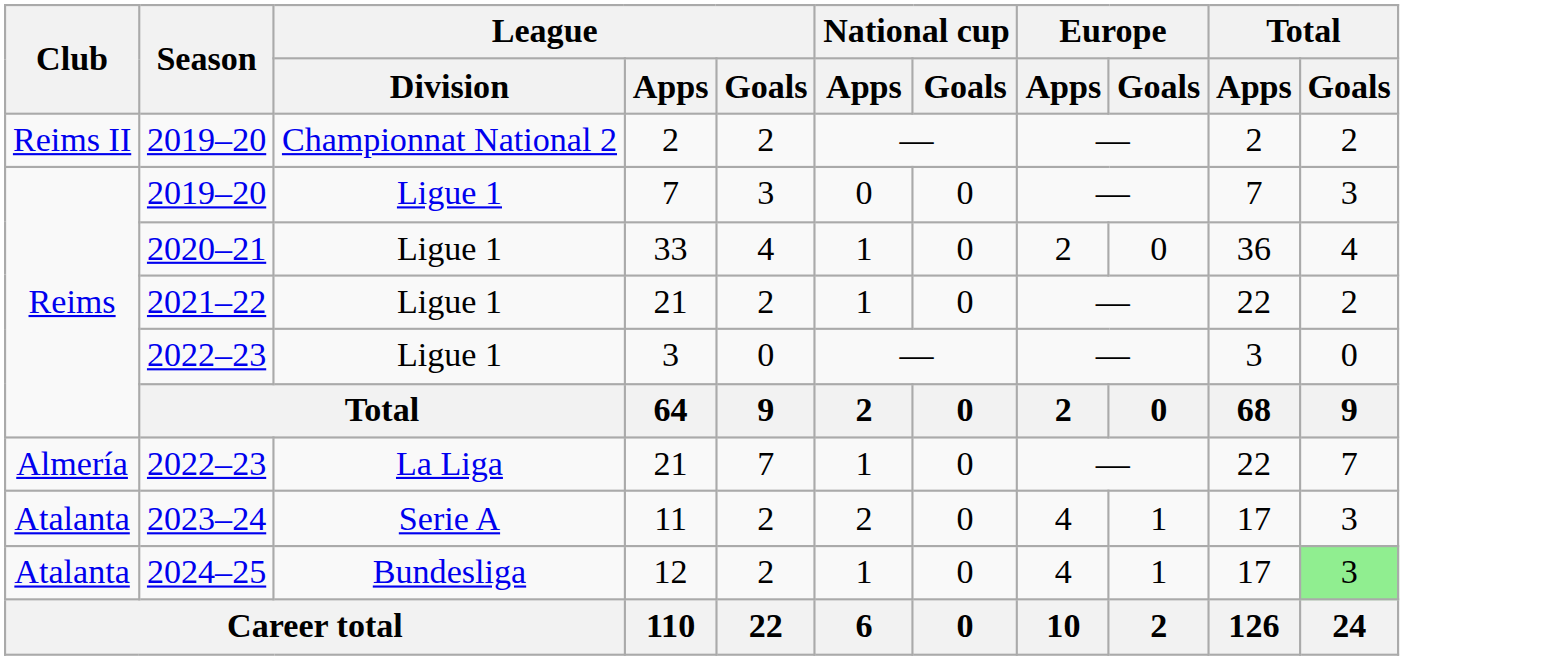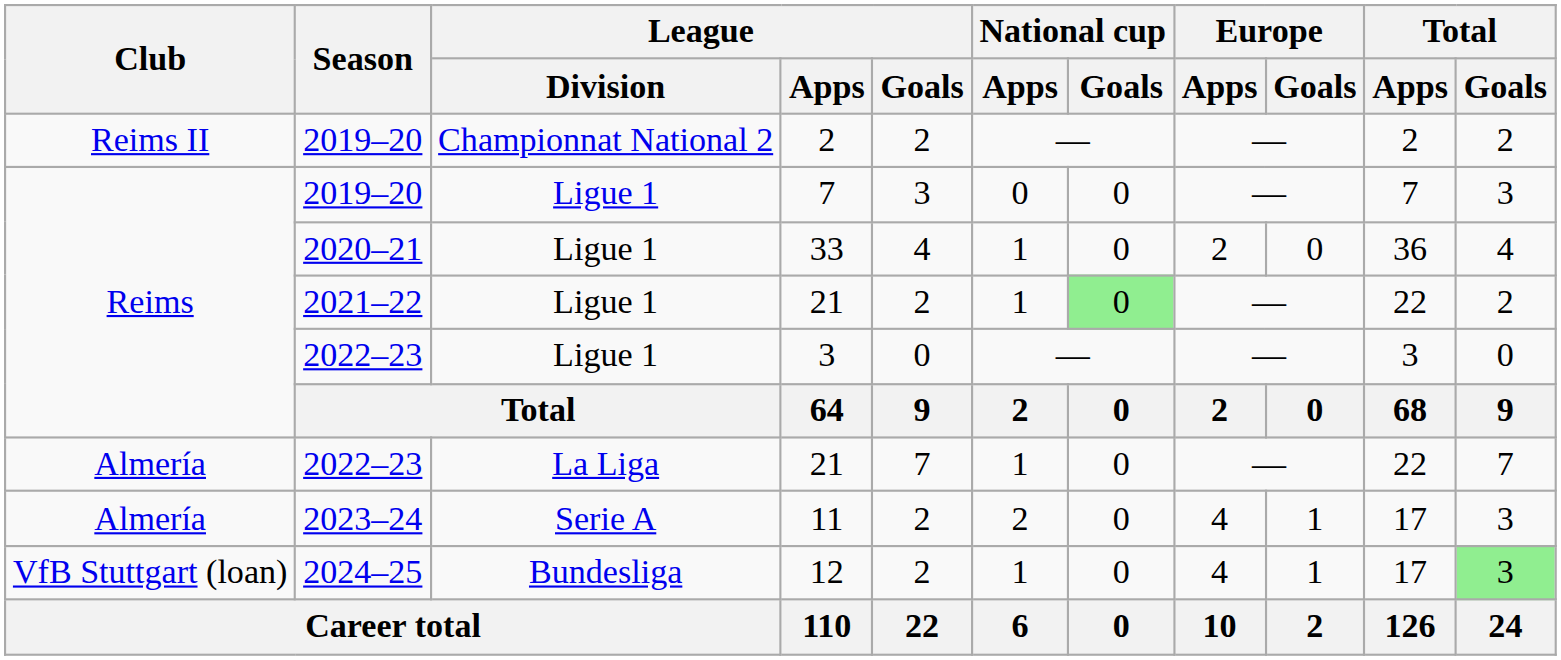(965, 301) no background -> (1121, 301) lightgreen background
(72, 517) Atalanta -> (150, 517) Almería
(72, 572) Atalanta -> (150, 572) VfB Stuttgart (loan)
